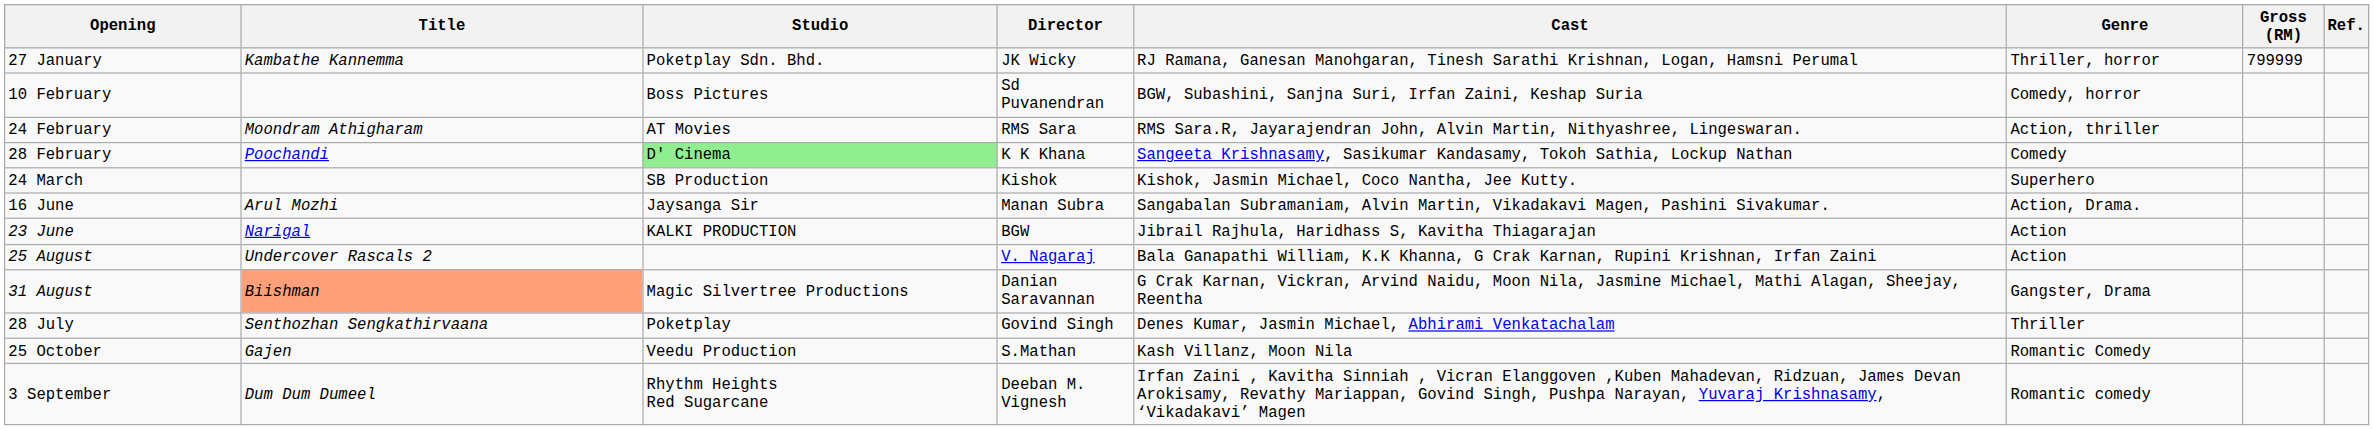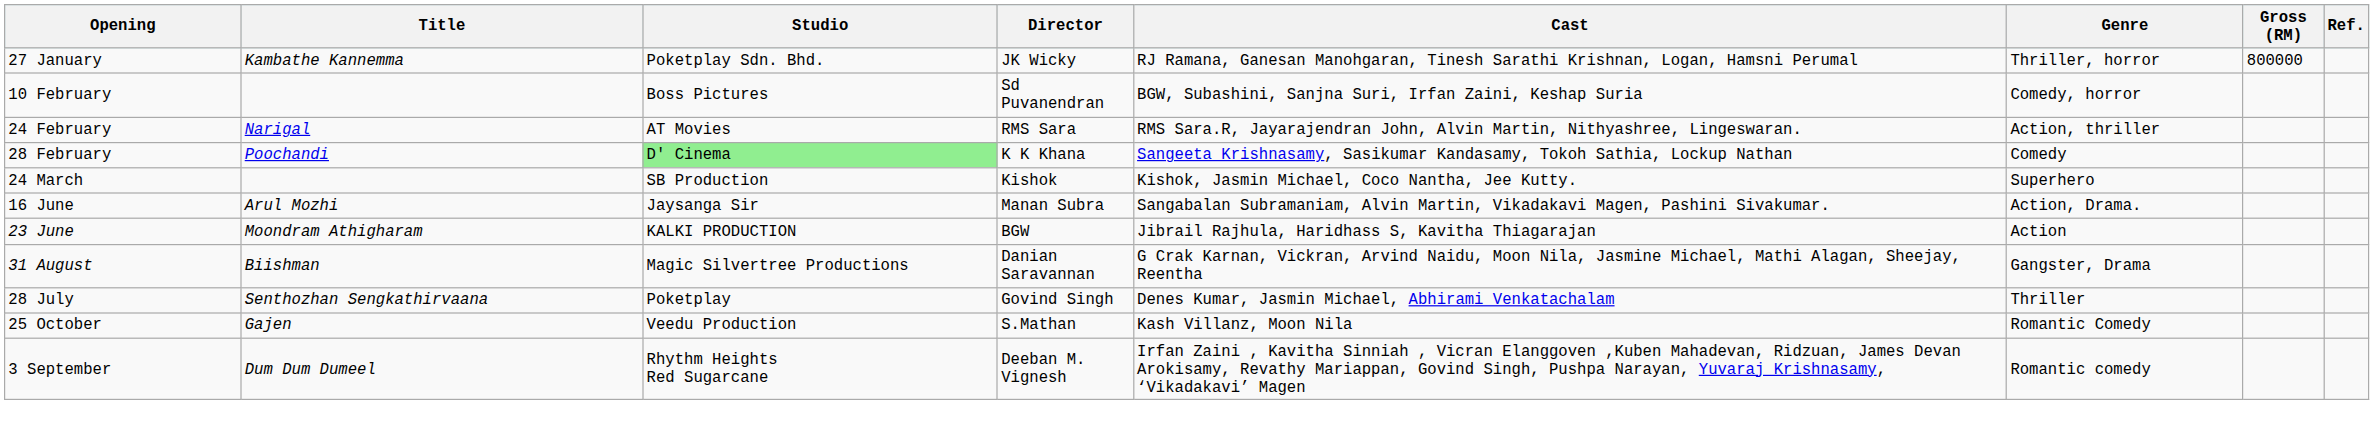(2275, 61) 799999 -> (2275, 61) 800000
(334, 130) Moondram Athigharam -> (277, 130) Narigal
(277, 231) Narigal -> (334, 231) Moondram Athigharam
- row: (50, 257)
(282, 291) lightsalmon background -> (282, 266) no background
